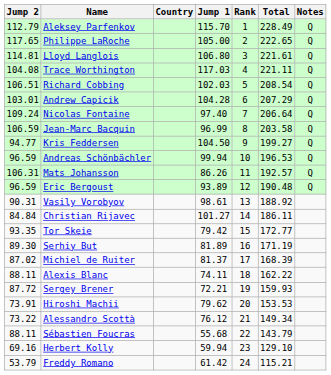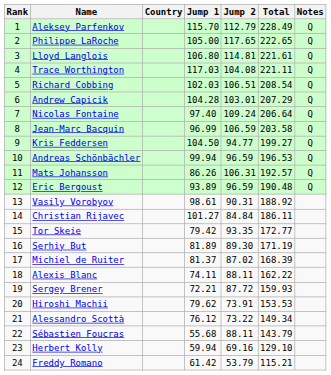columns swapped: (245, 12) <-> (23, 12)
